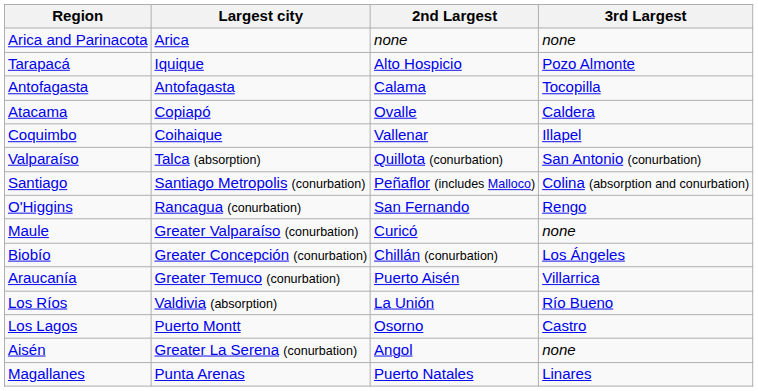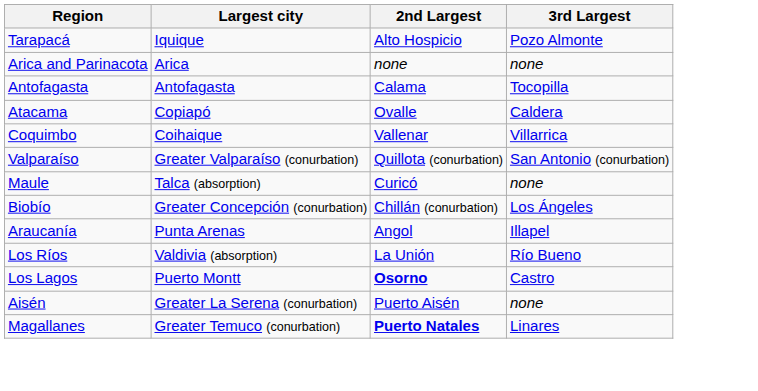rows swapped: (78, 40) <-> (39, 64)
(562, 135) Illapel -> (539, 135) Villarrica
(208, 159) Talca (absorption) -> (256, 159) Greater Valparaíso (conurbation)
- row: (38, 183)
- row: (40, 207)
(256, 231) Greater Valparaíso (conurbation) -> (208, 183) Talca (absorption)
(247, 278) Greater Temuco (conurbation) -> (200, 231) Punta Arenas
(417, 278) Puerto Aisén -> (393, 231) Angol
(571, 278) Villarrica -> (530, 231) Illapel
(399, 326) normal -> (401, 278) bold
(393, 350) Angol -> (417, 302) Puerto Aisén
(200, 374) Punta Arenas -> (247, 326) Greater Temuco (conurbation)
(424, 374) normal -> (427, 326) bold
